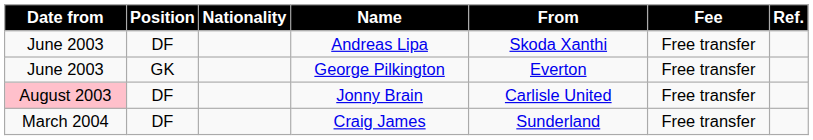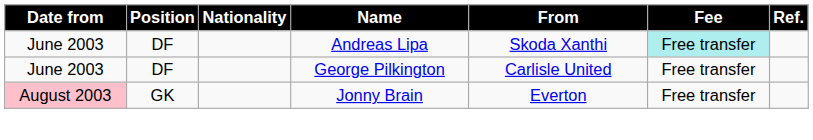(708, 44) no background -> (708, 44) paleturquoise background
(162, 70) GK -> (162, 70) DF
(558, 70) Everton -> (558, 70) Carlisle United
(162, 96) DF -> (162, 96) GK
(558, 96) Carlisle United -> (558, 96) Everton
- row: (380, 122)
